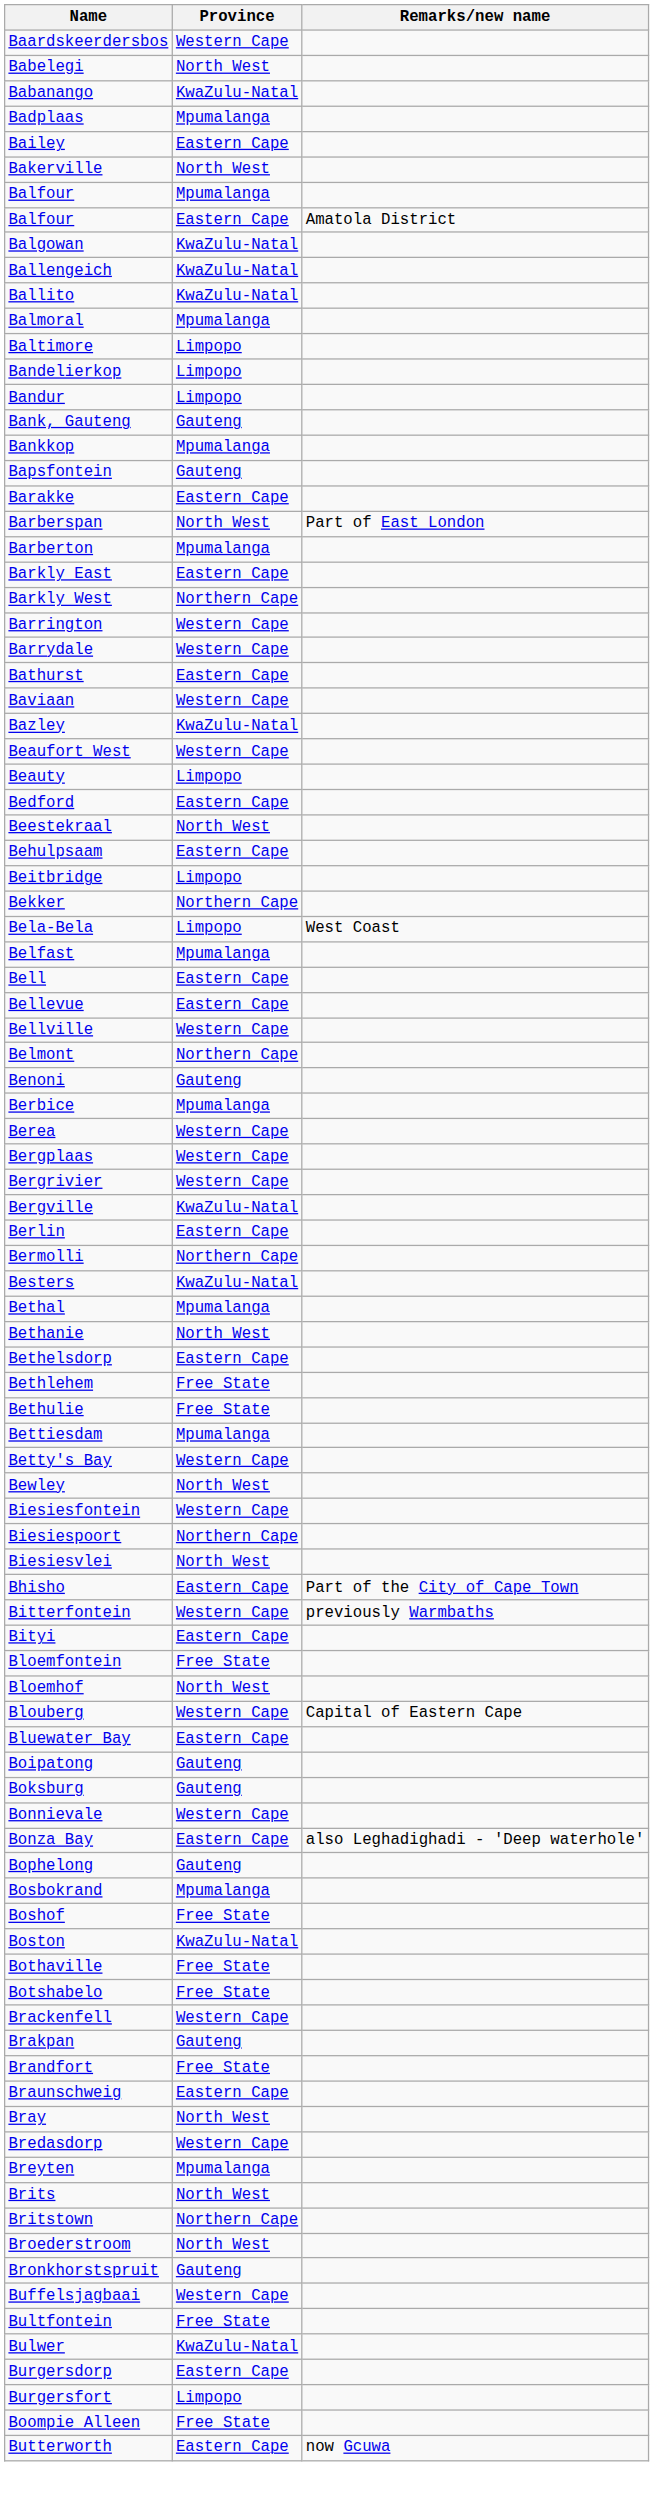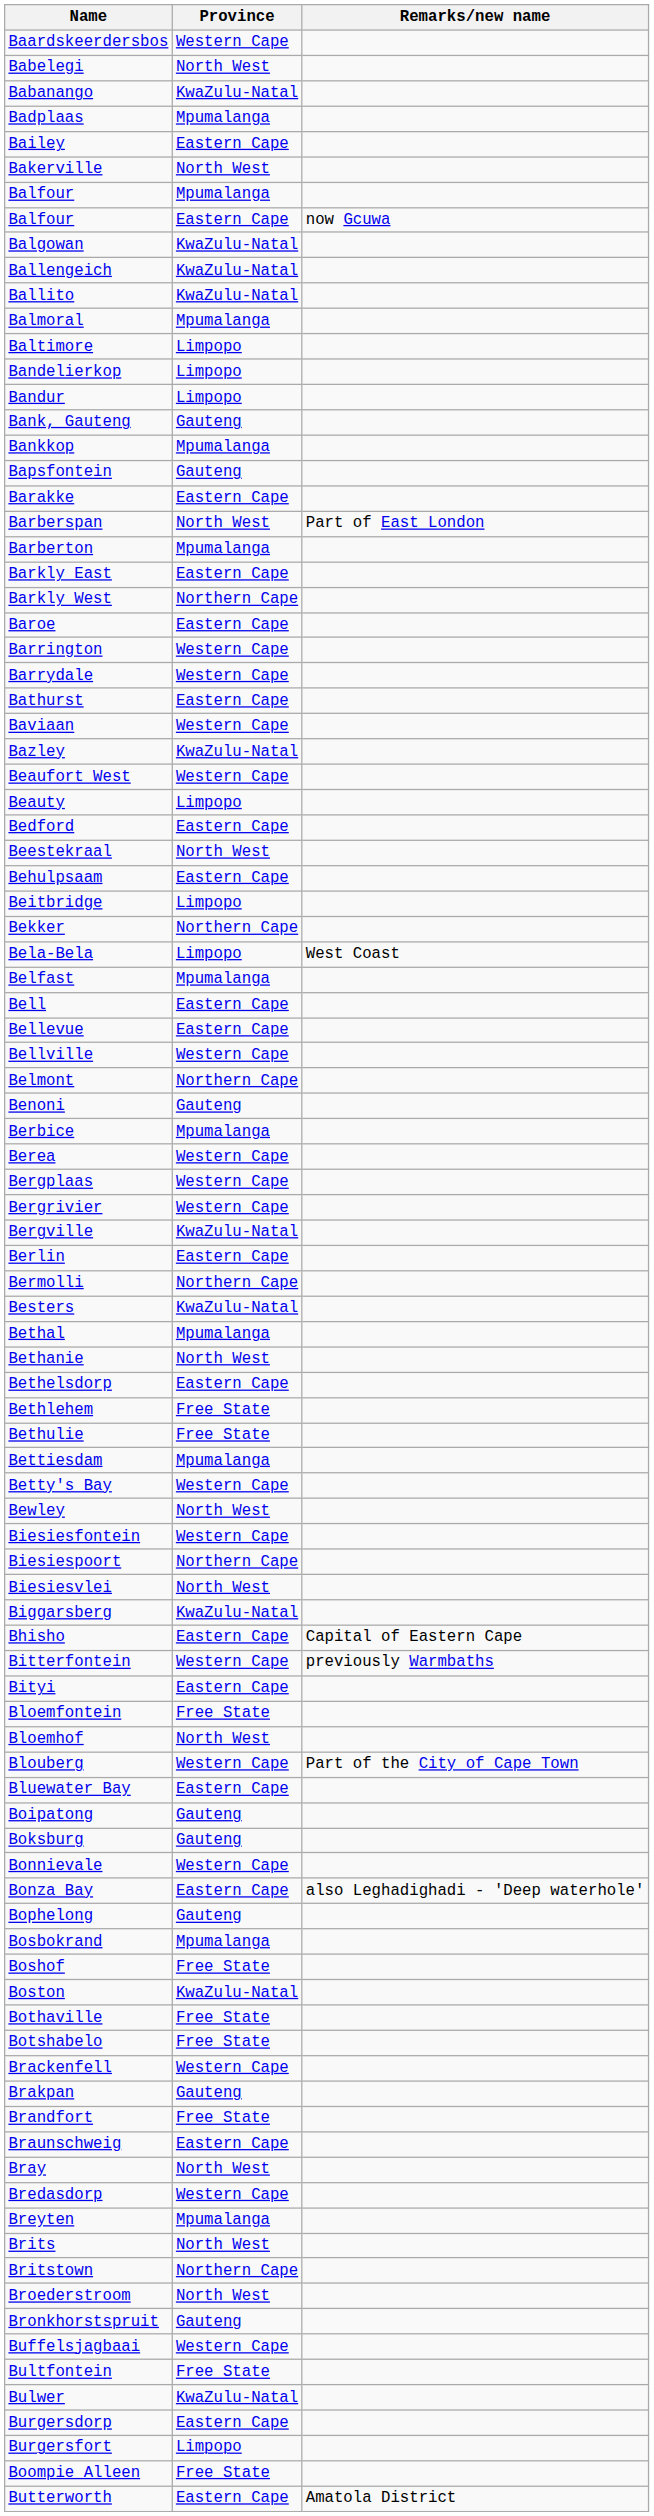(381, 220) Amatola District -> (348, 220) now Gcuwa
+ row: (32, 625)
+ row: (60, 1613)
(442, 1588) Part of the City of Cape Town -> (414, 1638) Capital of Eastern Cape
(414, 1714) Capital of Eastern Cape -> (442, 1765) Part of the City of Cape Town
(348, 2448) now Gcuwa -> (381, 2499) Amatola District
